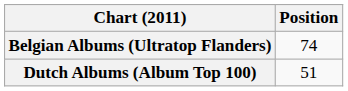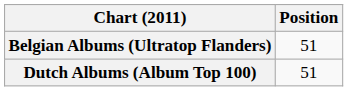(309, 45) 74 -> (309, 45) 51
